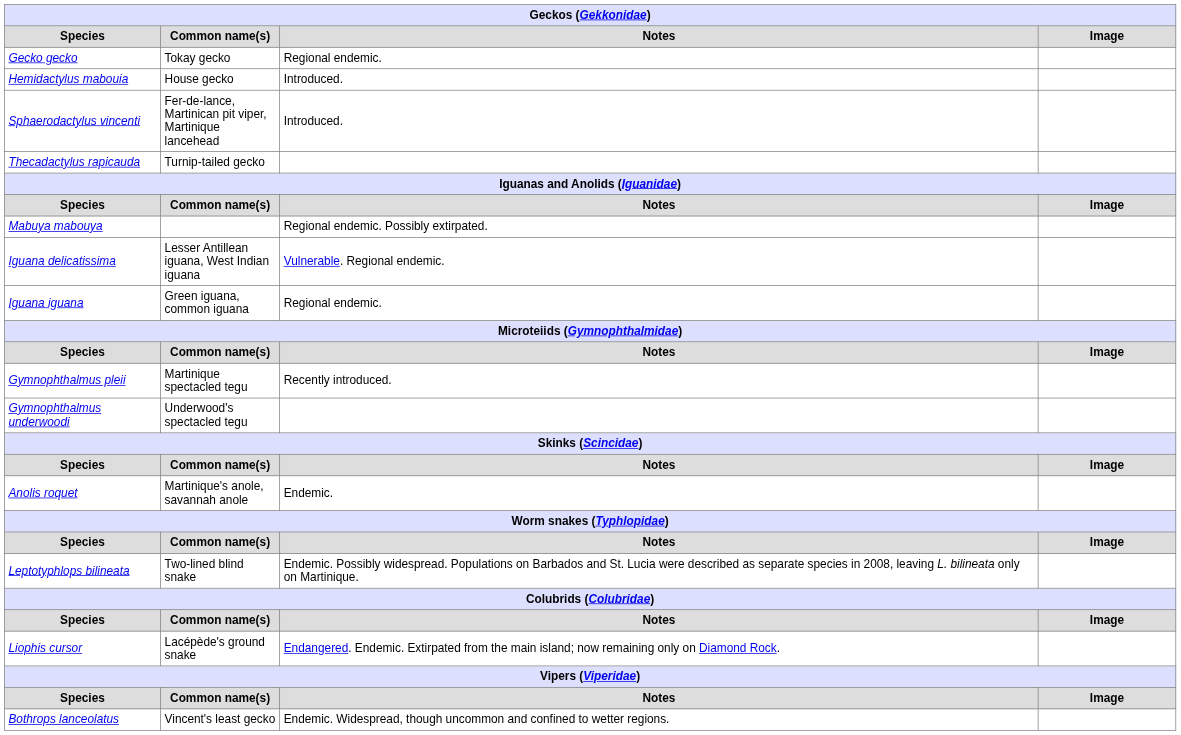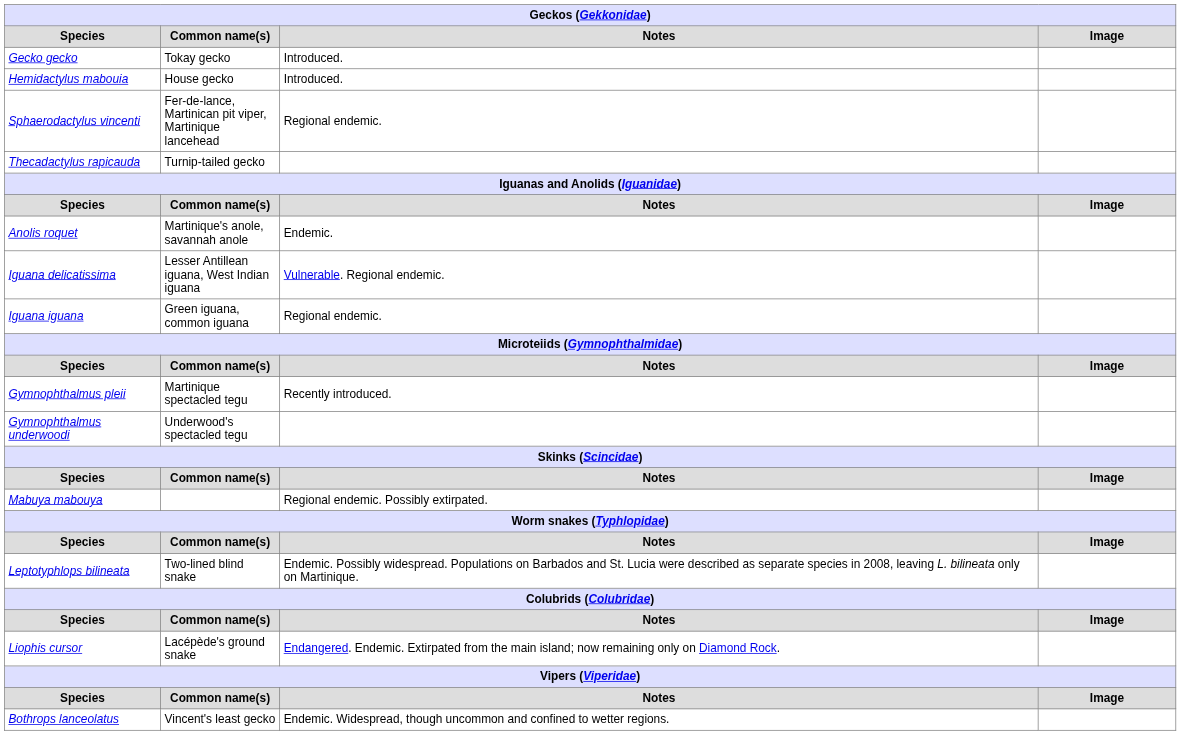(333, 58) Regional endemic. -> (313, 58) Introduced.
(313, 121) Introduced. -> (333, 121) Regional endemic.
rows swapped: (43, 493) <-> (55, 226)
